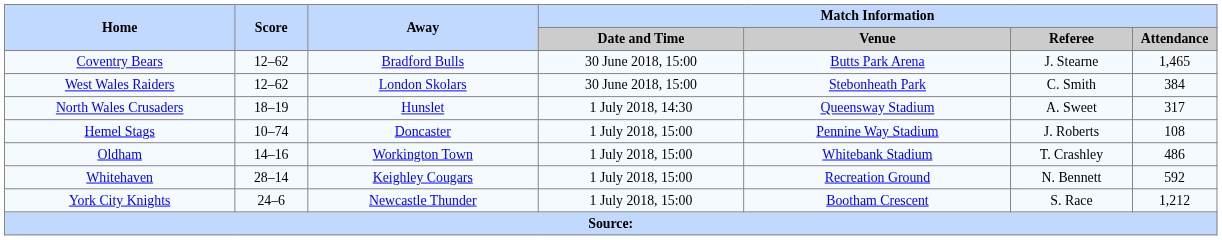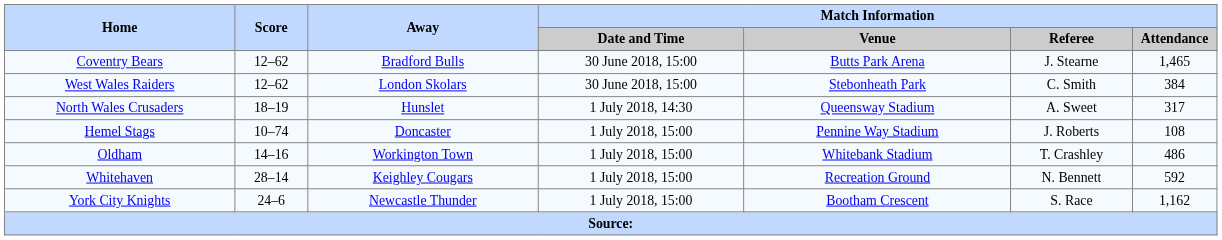(1175, 200) 1,212 -> (1175, 200) 1,162
